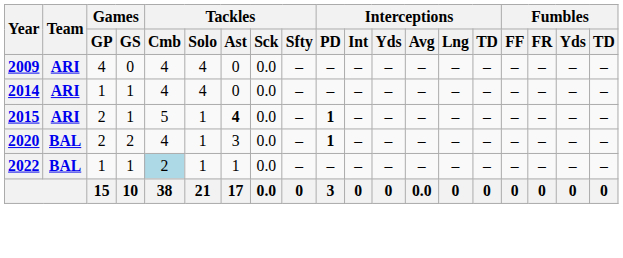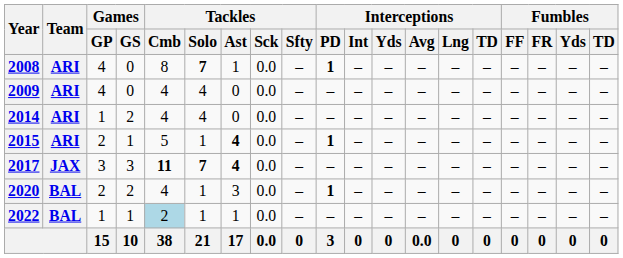+ row: (24, 66)
(130, 91) 1 -> (130, 116) 2
+ row: (24, 166)
